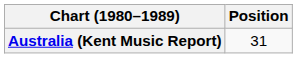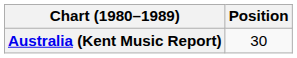(259, 40) 31 -> (259, 40) 30
